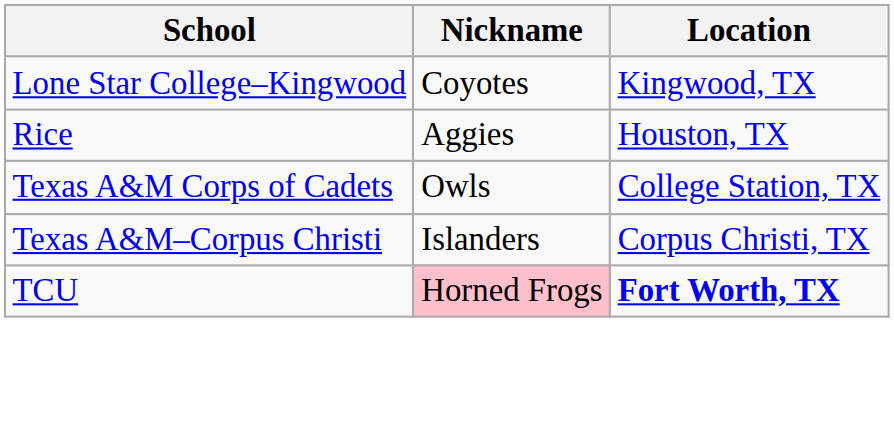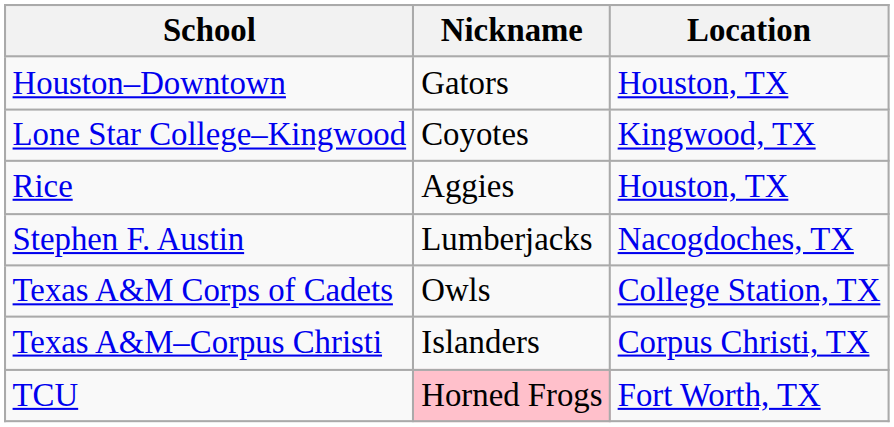+ row: (149, 82)
+ row: (128, 238)
(729, 290) bold -> (719, 394) normal
